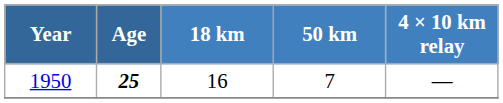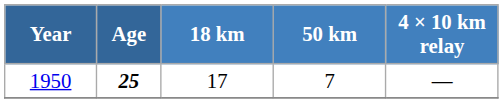(217, 80) 16 -> (217, 80) 17
